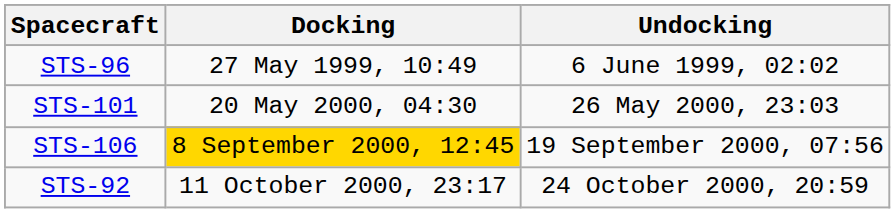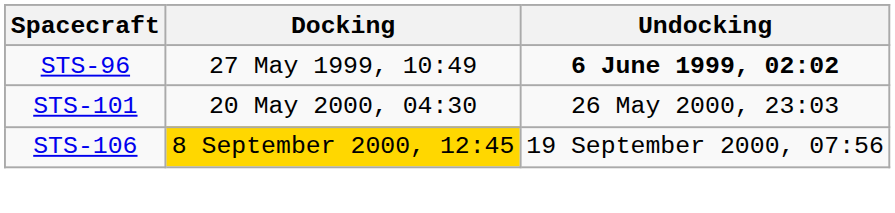(705, 66) normal -> (705, 66) bold
- row: (85, 187)
